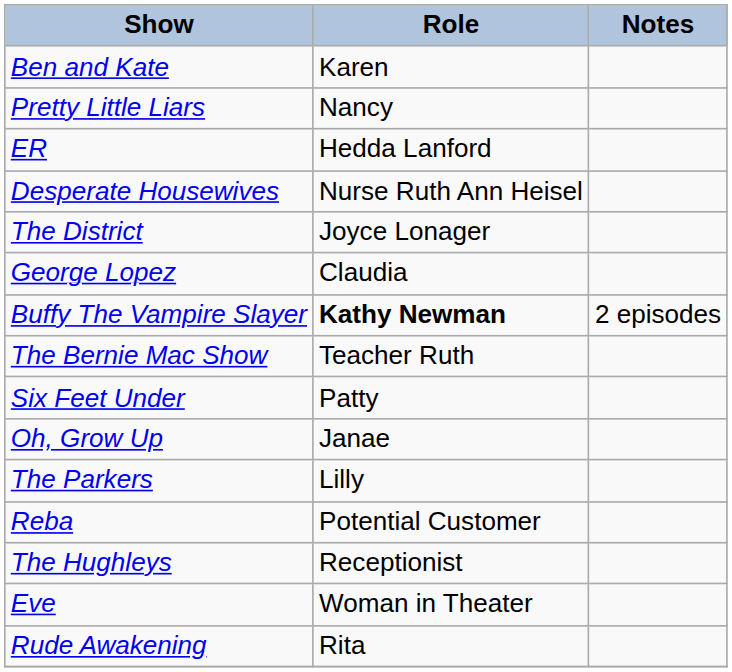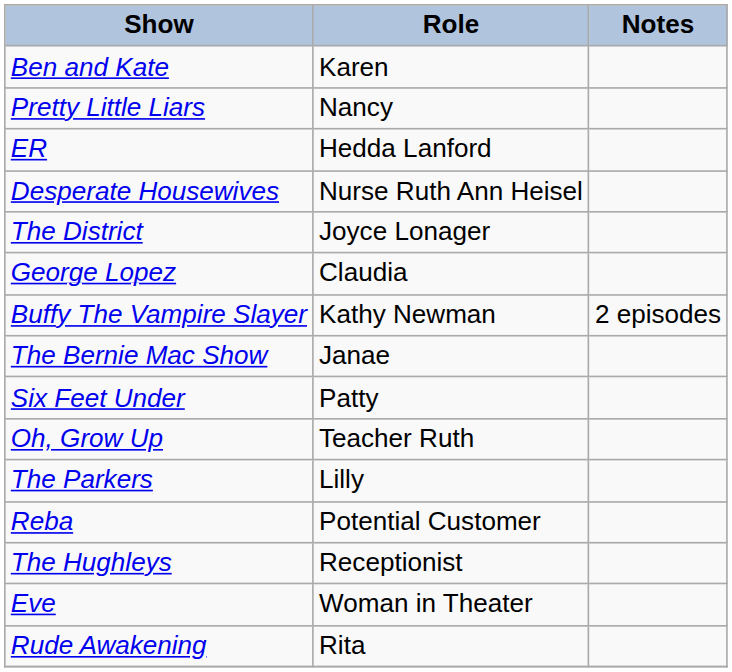(413, 314) bold -> (407, 314) normal
(397, 356) Teacher Ruth -> (355, 356) Janae
(355, 438) Janae -> (397, 438) Teacher Ruth
